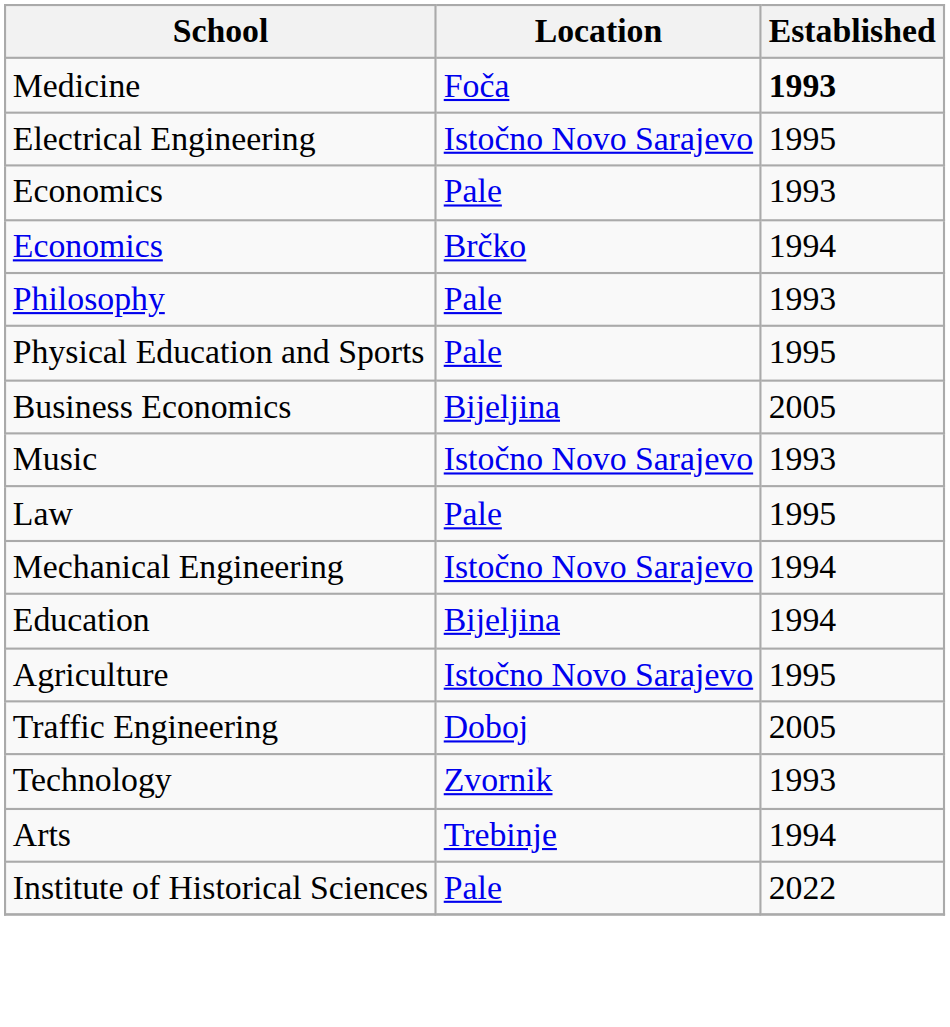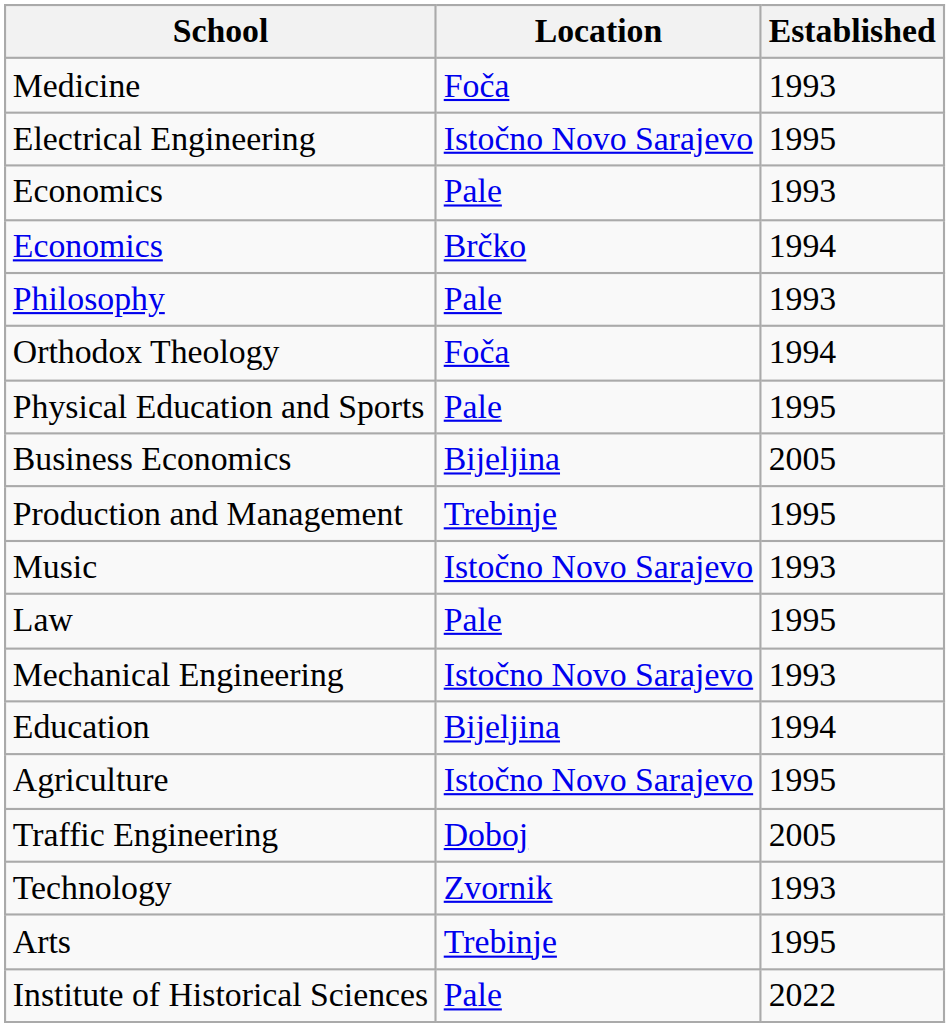(802, 84) bold -> (802, 84) normal
+ row: (146, 352)
+ row: (208, 513)
(802, 566) 1994 -> (802, 673) 1993
(802, 834) 1994 -> (802, 941) 1995
